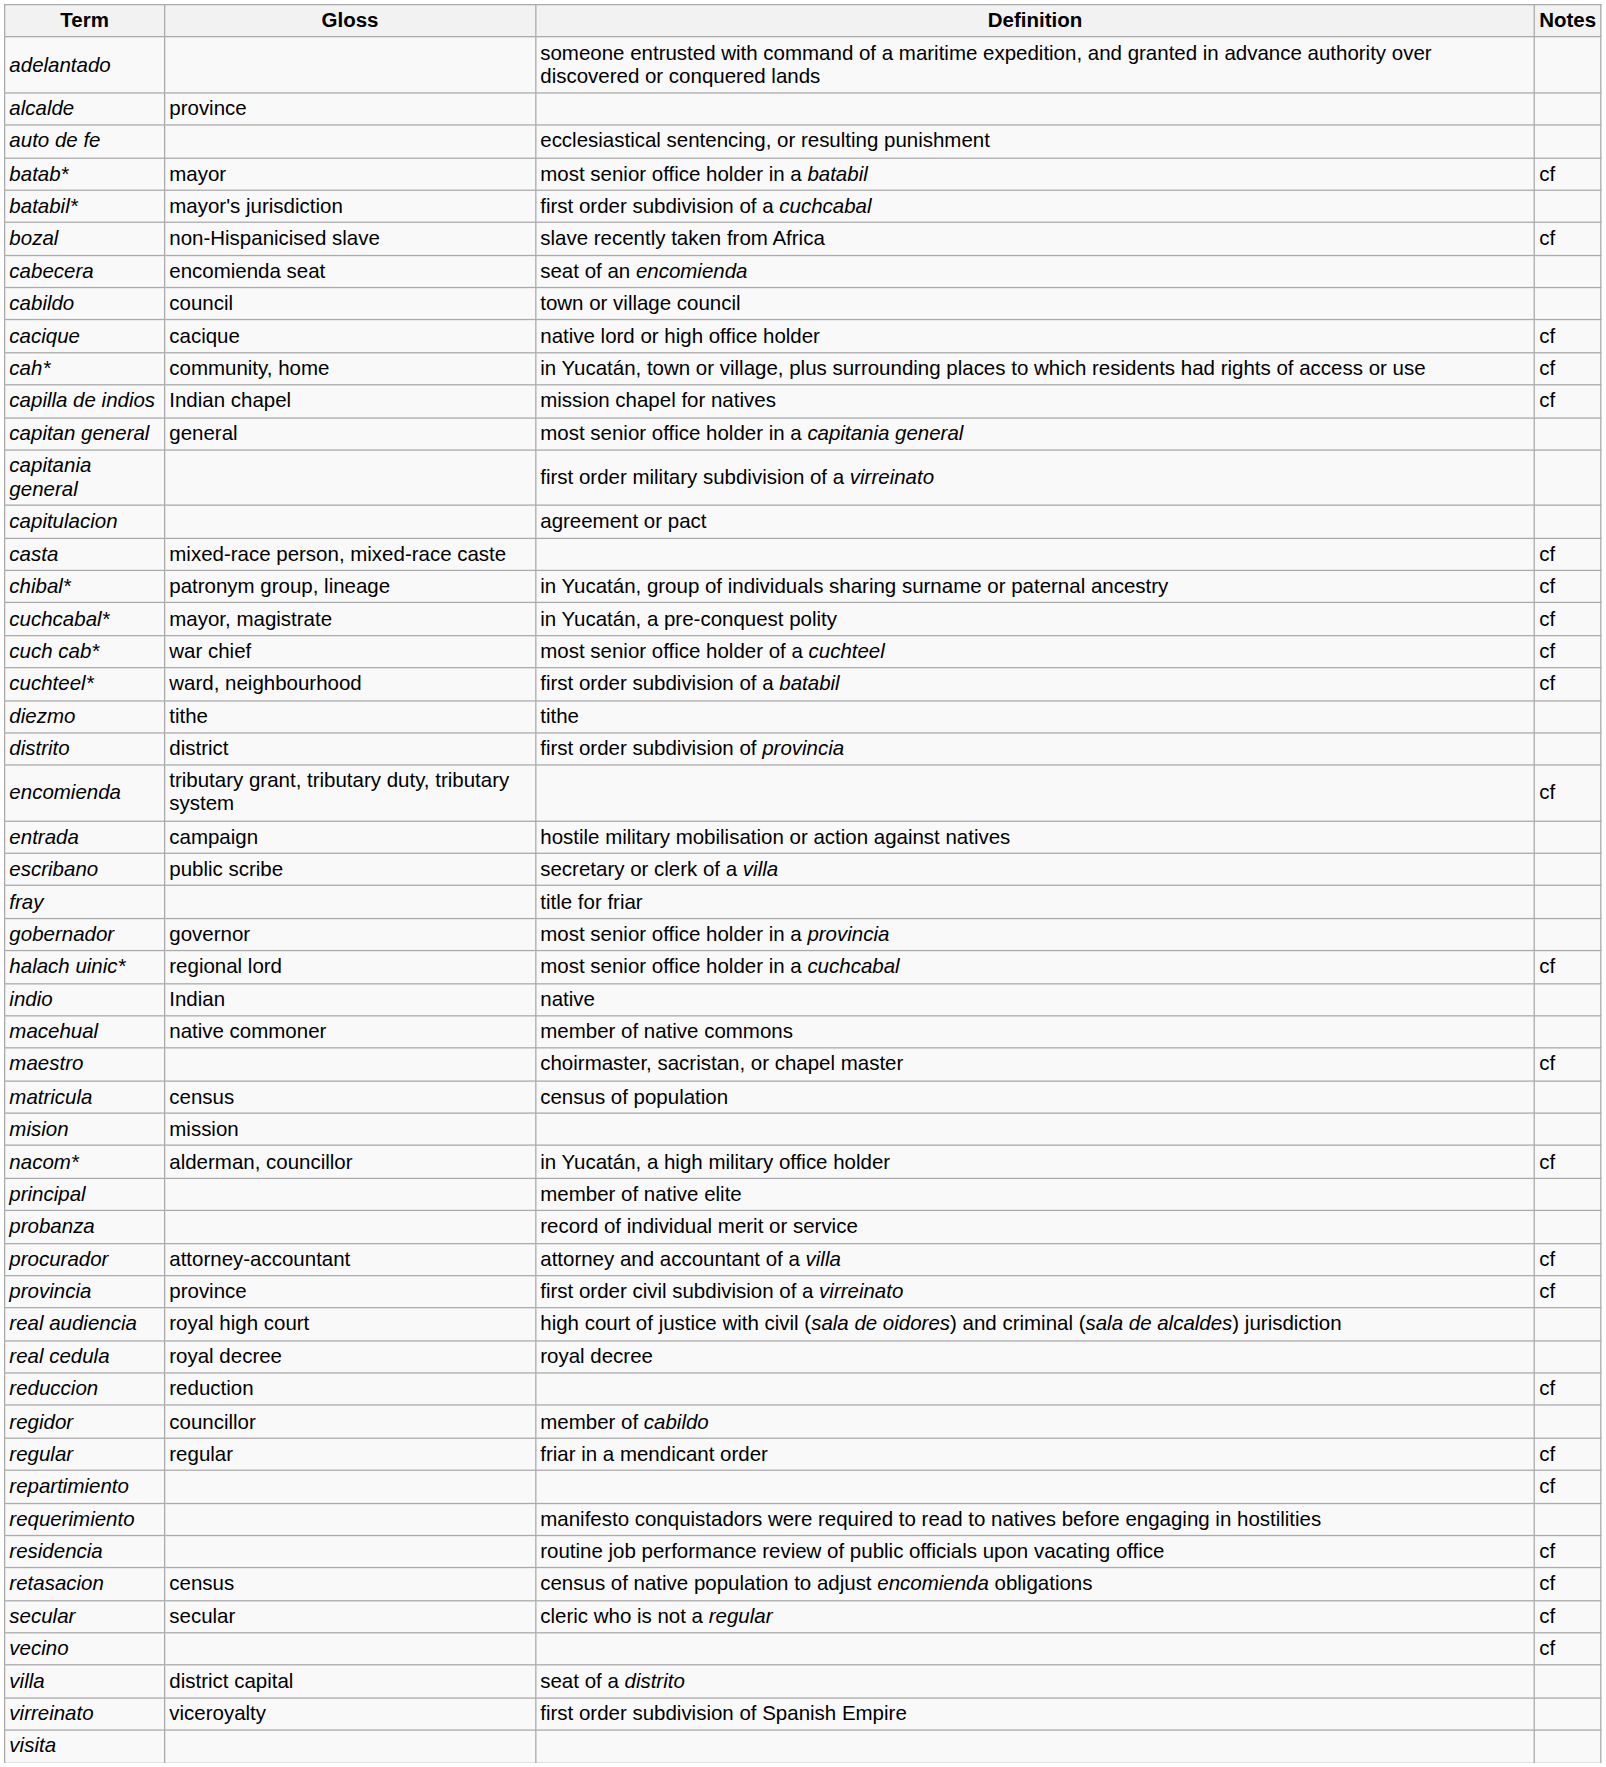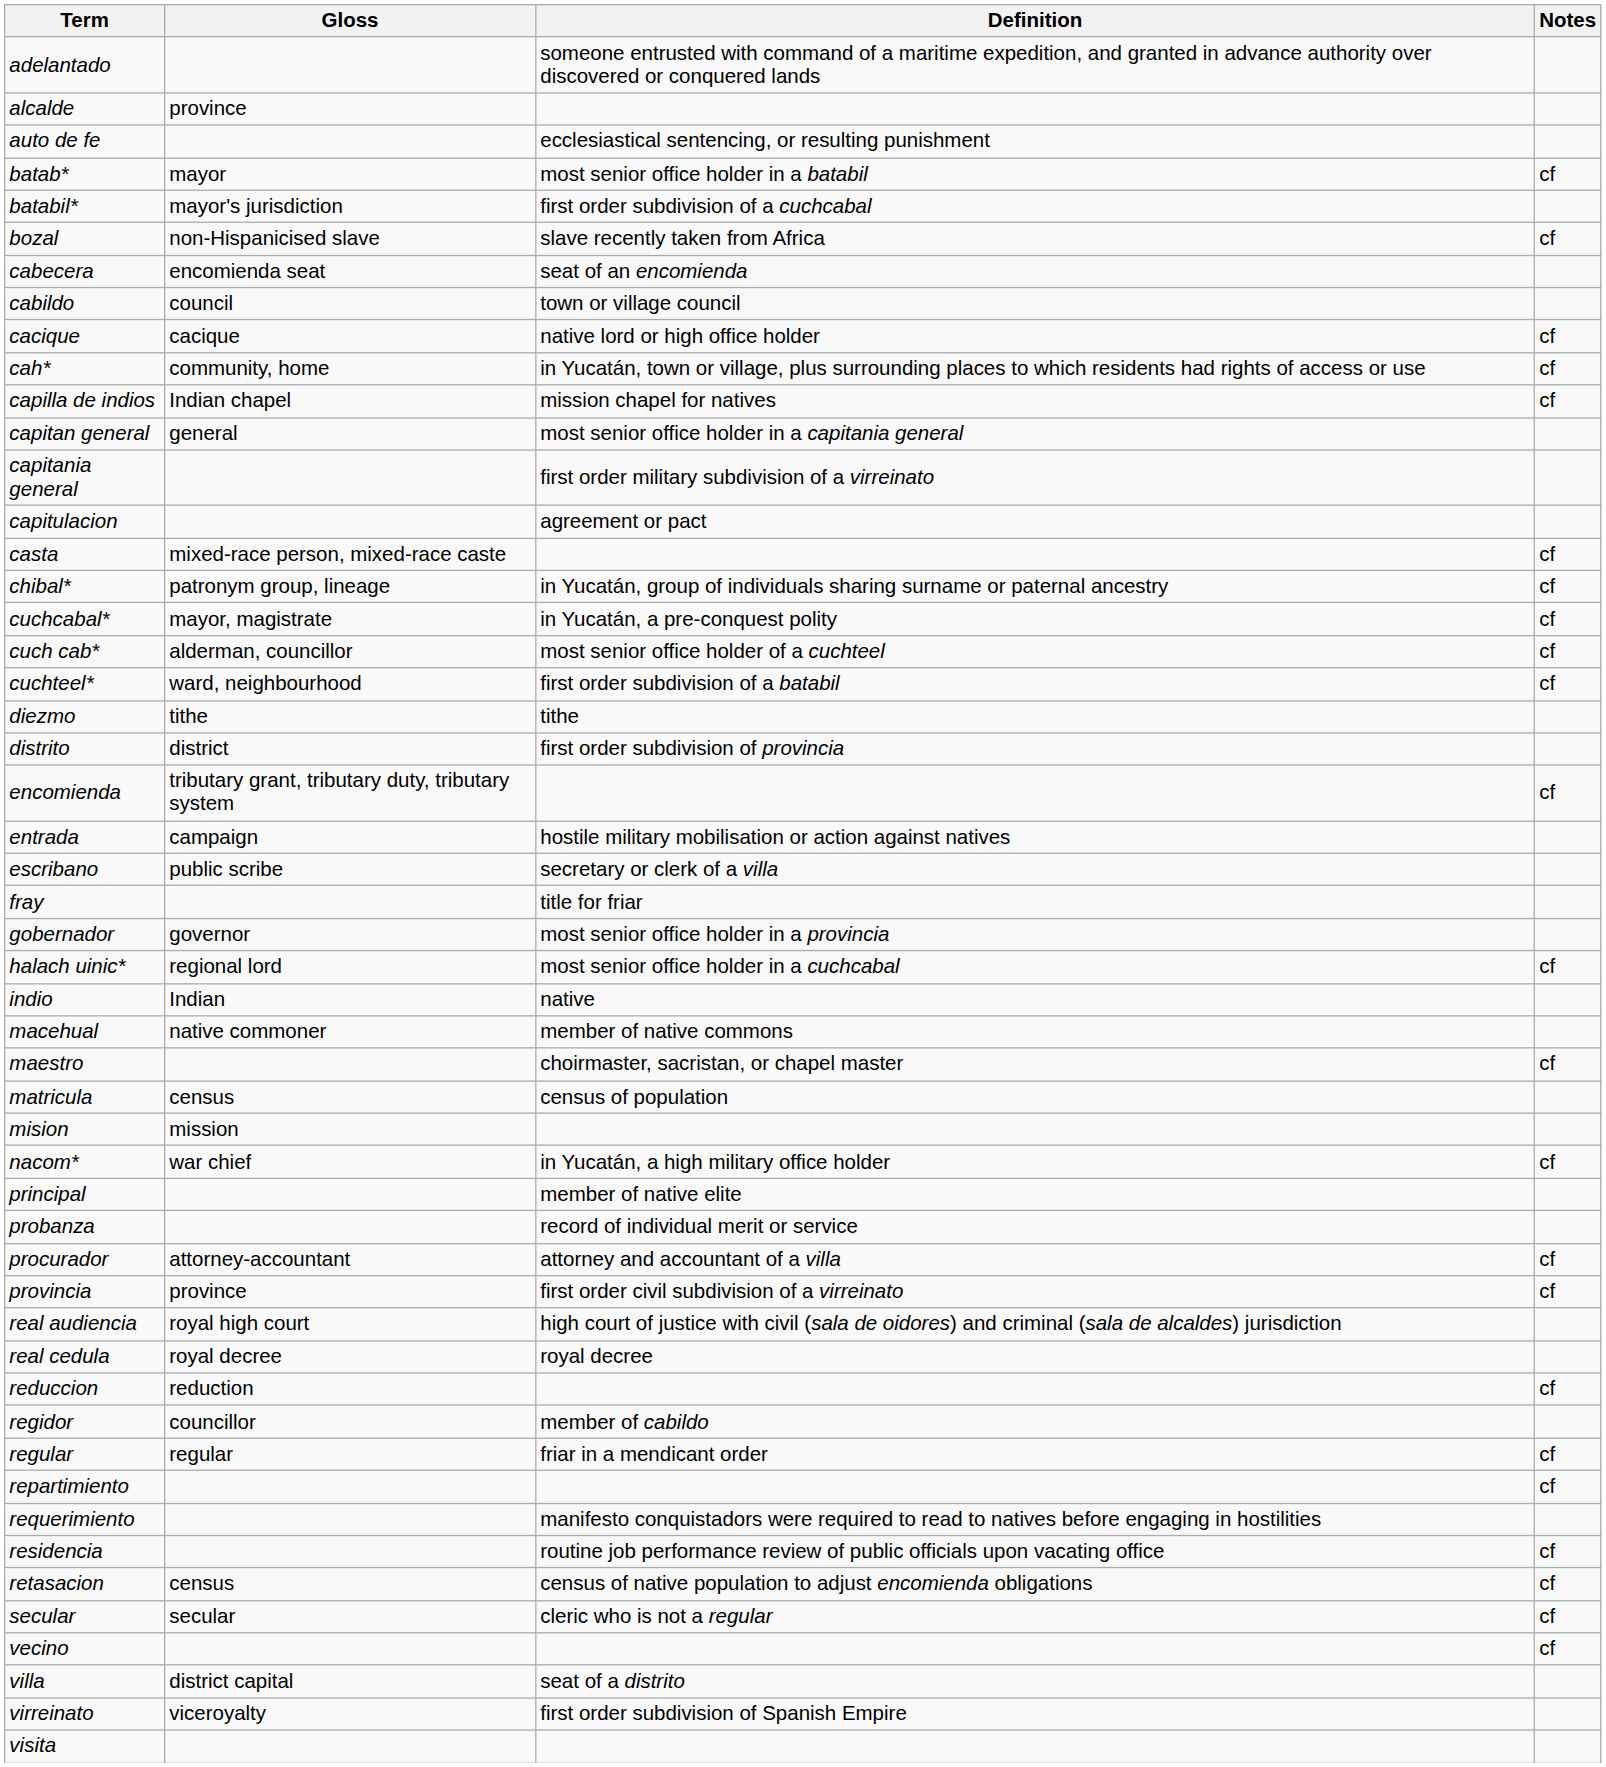(210, 651) war chief -> (261, 651) alderman, councillor
(261, 1161) alderman, councillor -> (210, 1161) war chief
